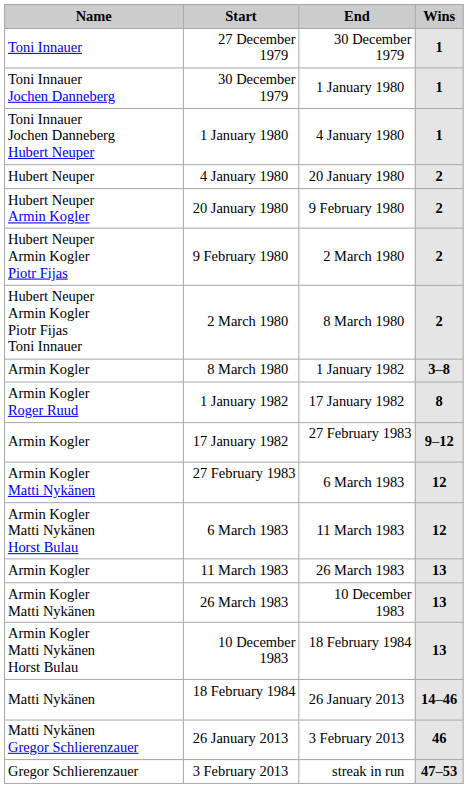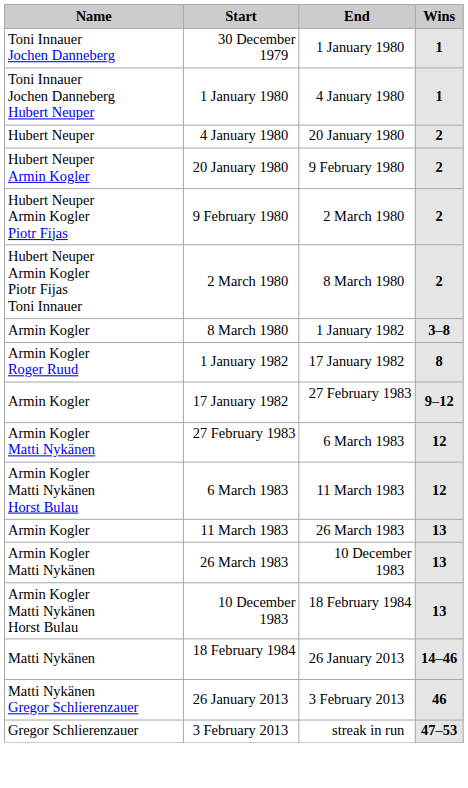- row: (257, 47)
